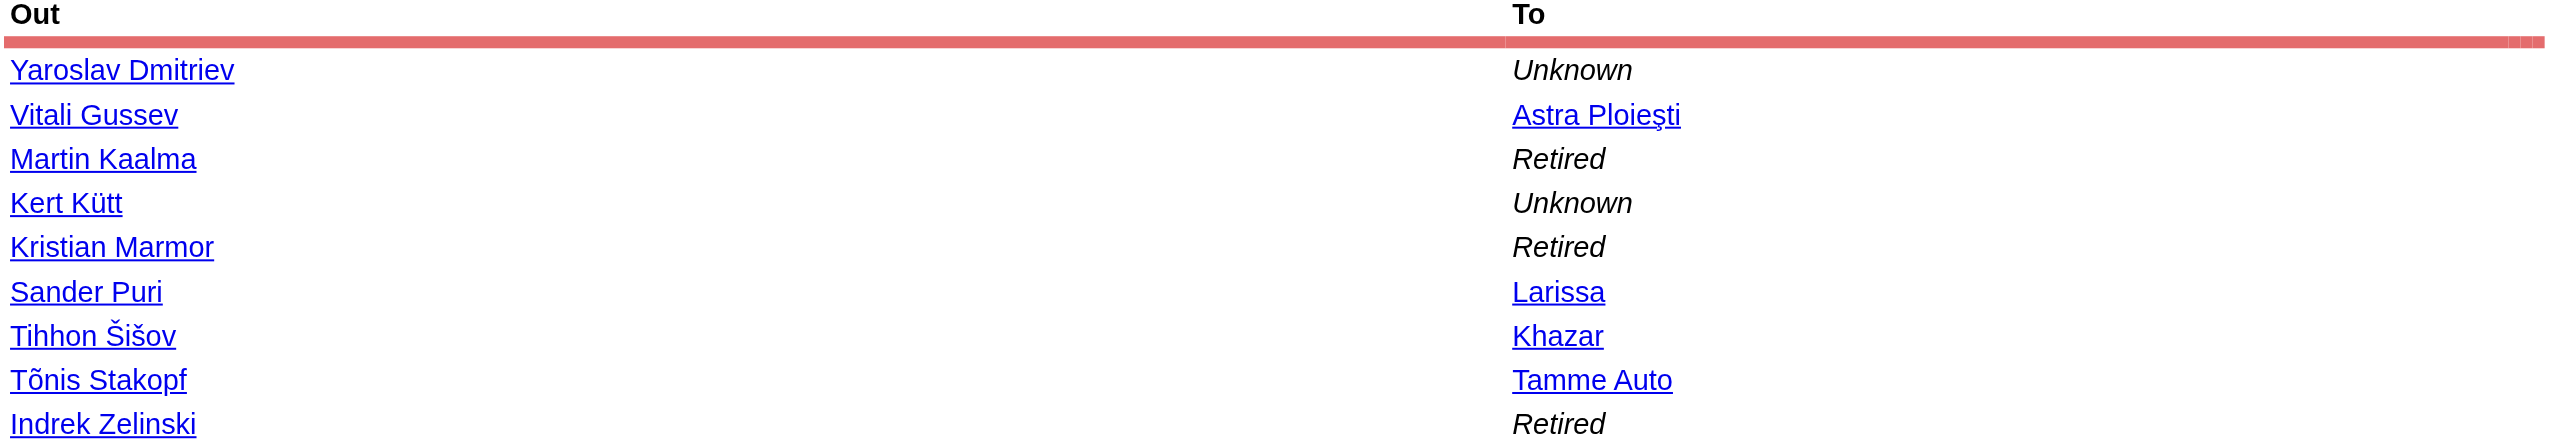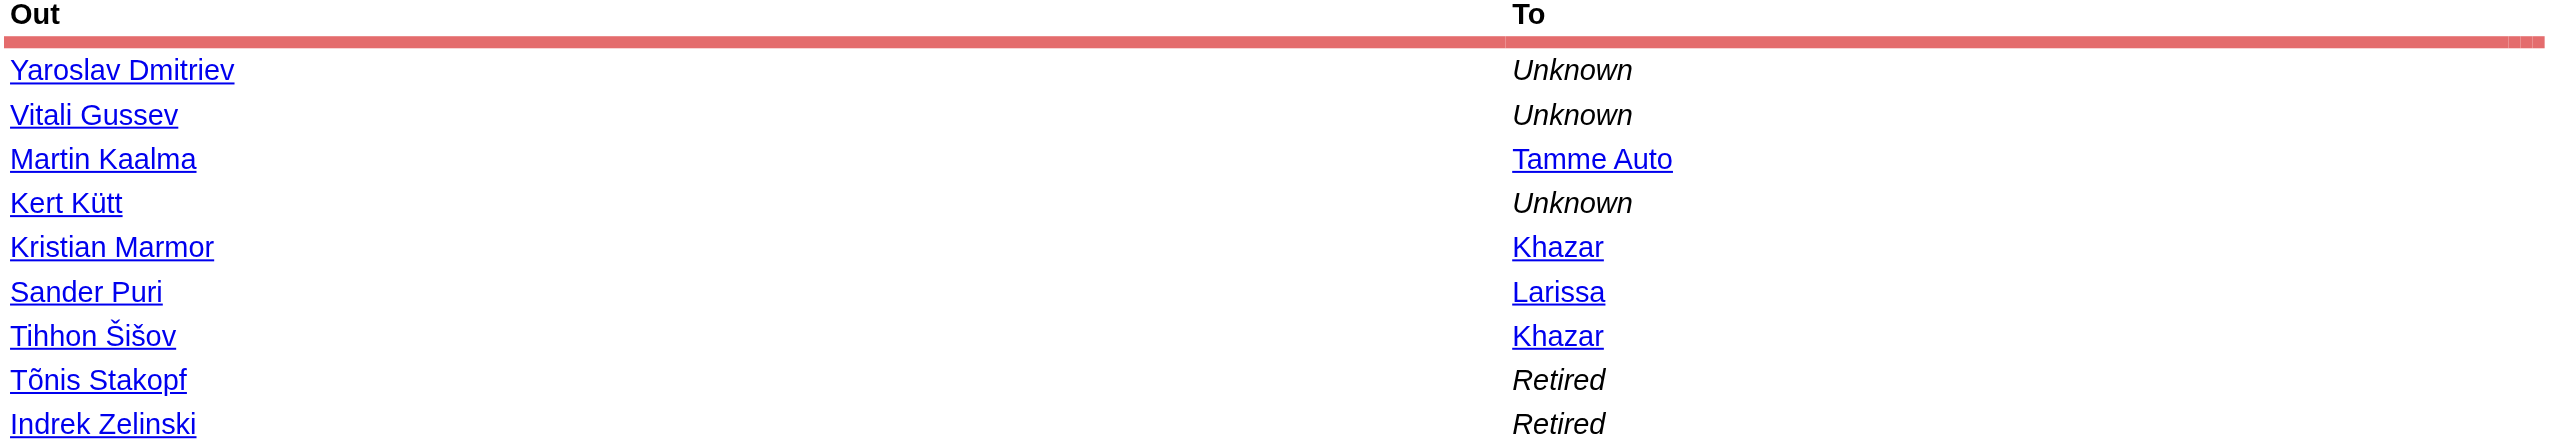(1597, 115) Astra Ploieşti -> (1572, 115) Unknown
(1559, 159) Retired -> (1593, 159) Tamme Auto
(1559, 247) Retired -> (1558, 247) Khazar
(1593, 380) Tamme Auto -> (1559, 380) Retired
